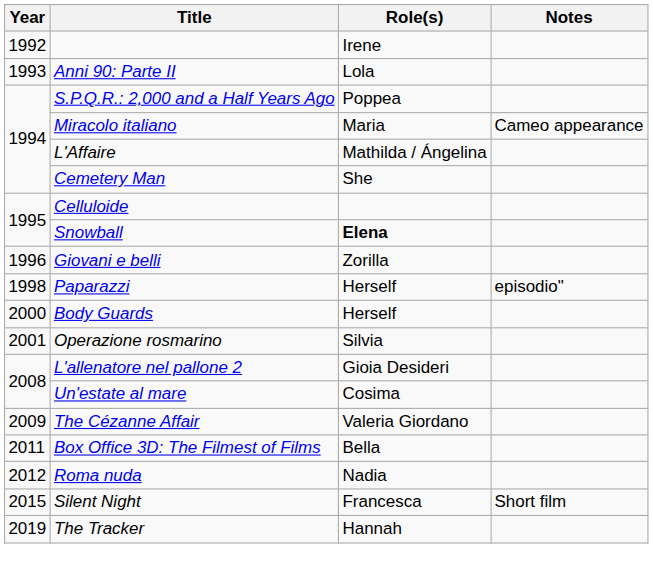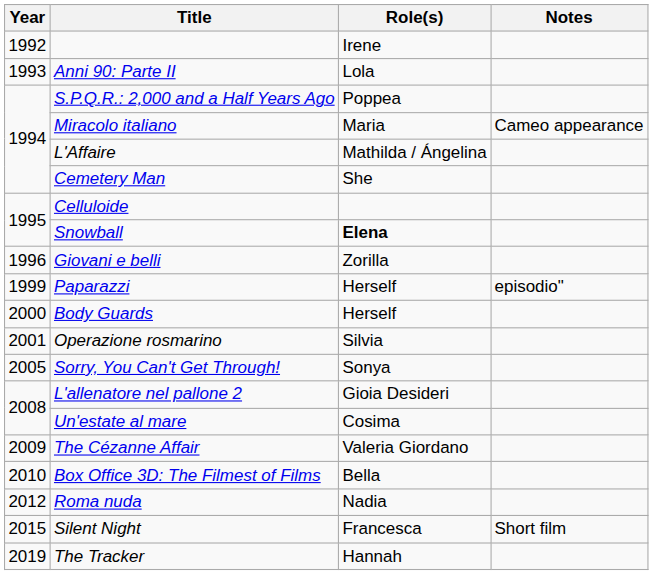(27, 286) 1998 -> (27, 286) 1999
+ row: (167, 367)
(27, 448) 2011 -> (27, 475) 2010
